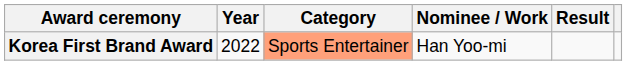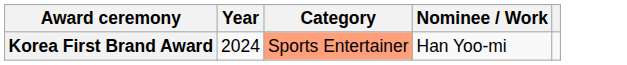- column: (583, 18)
(240, 45) 2022 -> (240, 45) 2024
